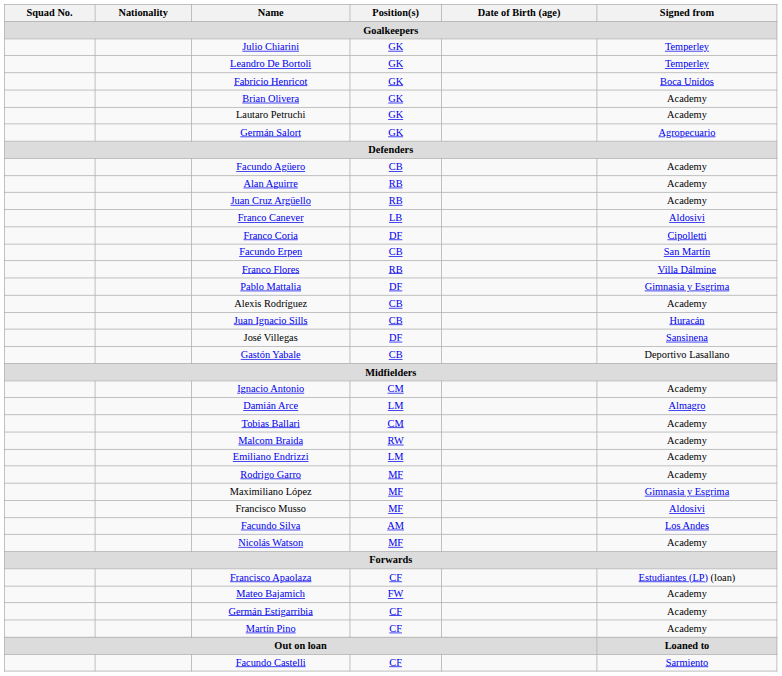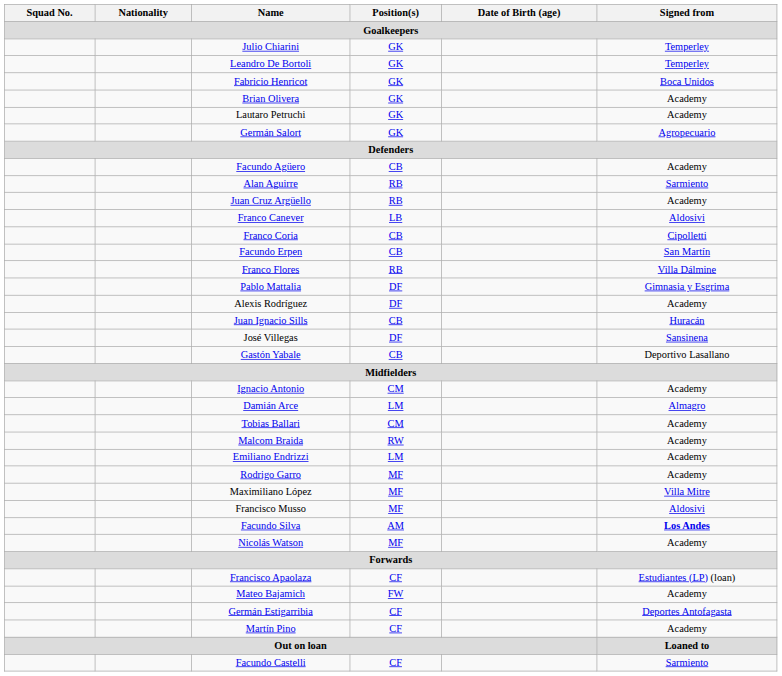(687, 184) Academy -> (687, 184) Sarmiento
(396, 235) DF -> (396, 235) CB
(396, 304) CB -> (396, 304) DF
(687, 492) Gimnasia y Esgrima -> (687, 492) Villa Mitre
(687, 526) normal -> (687, 526) bold
(687, 611) Academy -> (687, 611) Deportes Antofagasta
